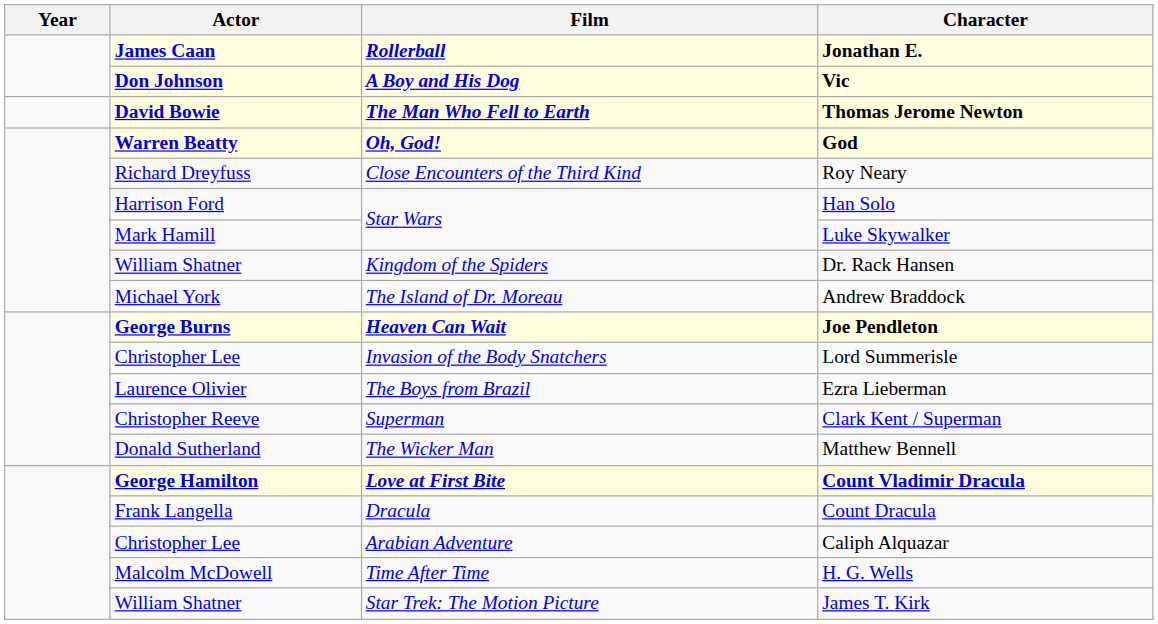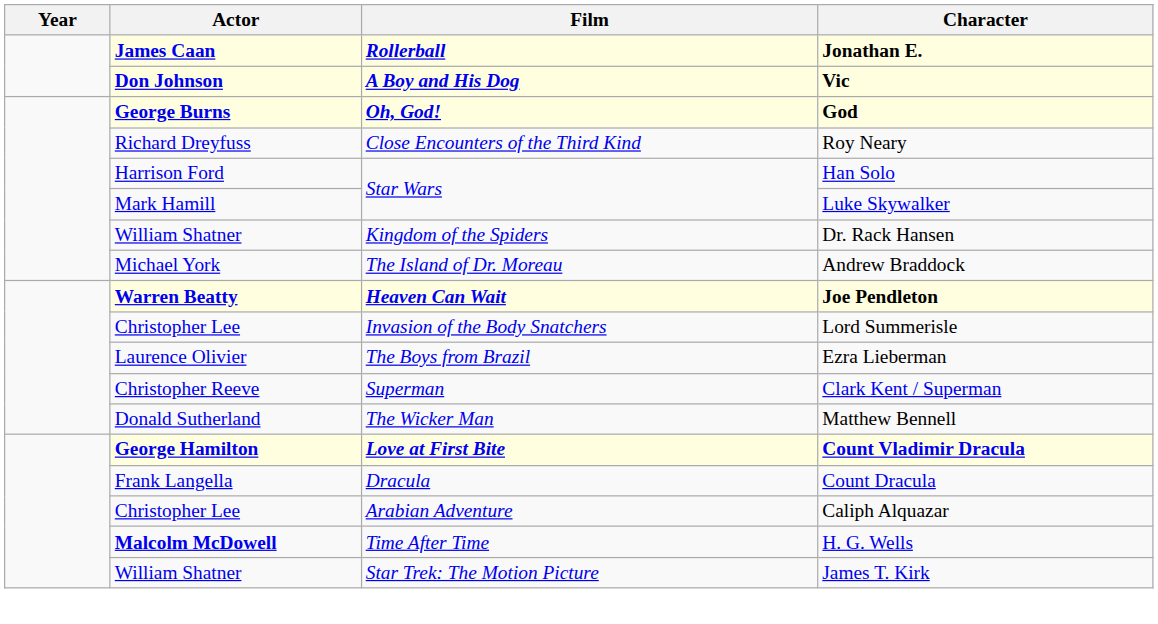- row: (923, 111)
(176, 142) Warren Beatty -> (173, 111) George Burns
(173, 326) George Burns -> (176, 296) Warren Beatty
(194, 572) normal -> (196, 541) bold
